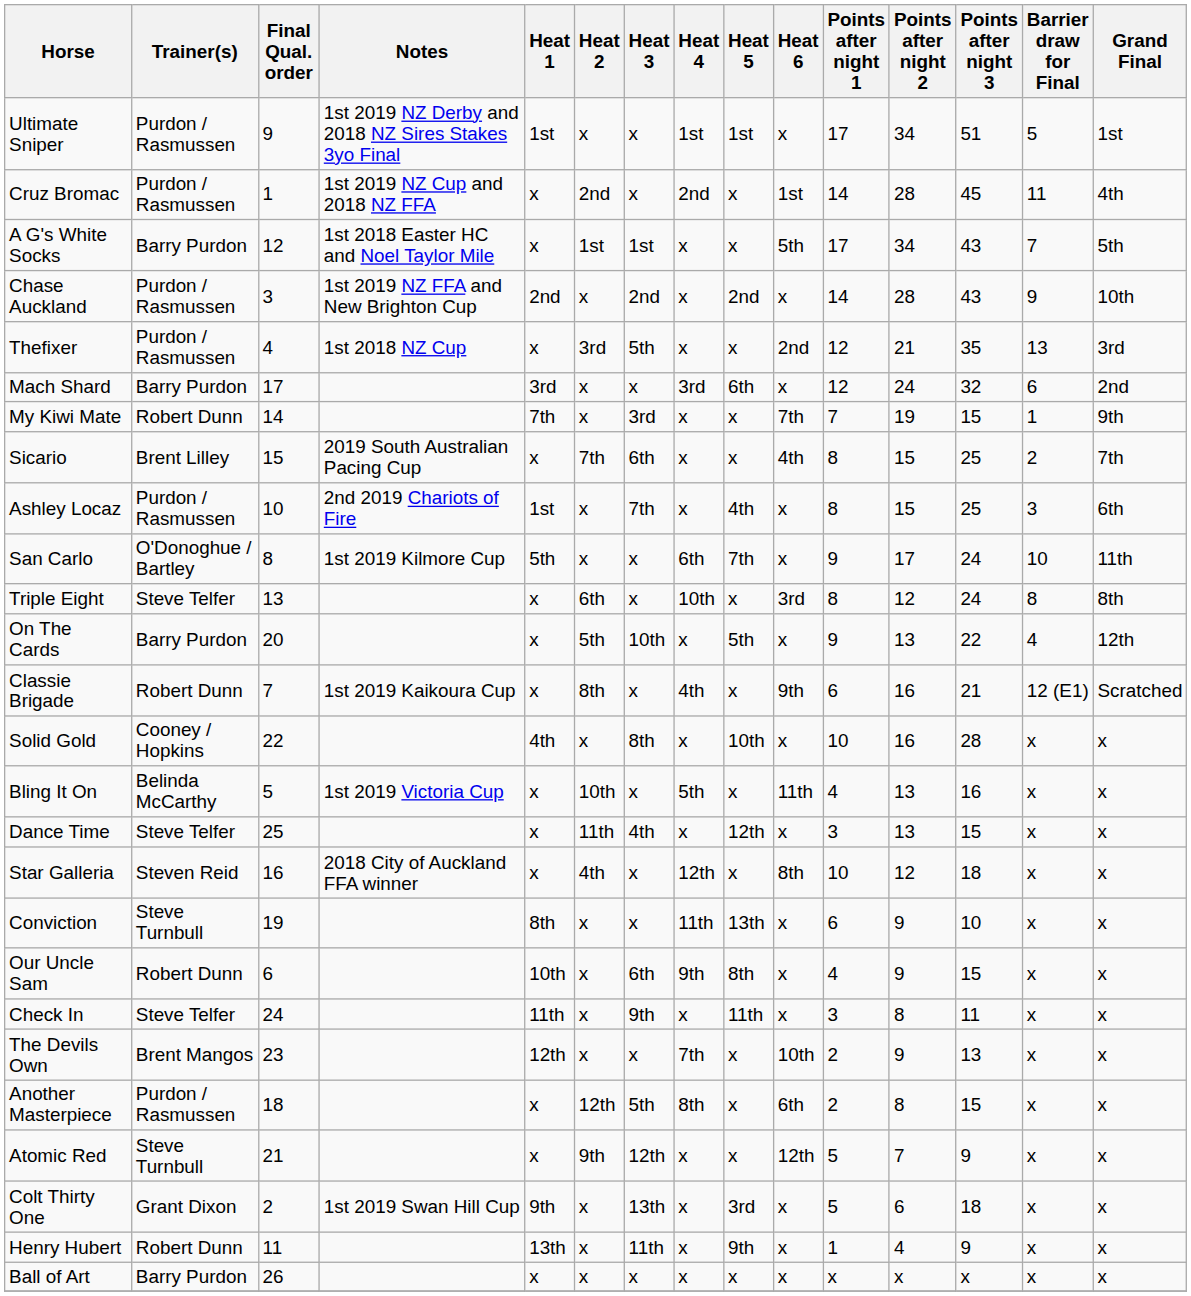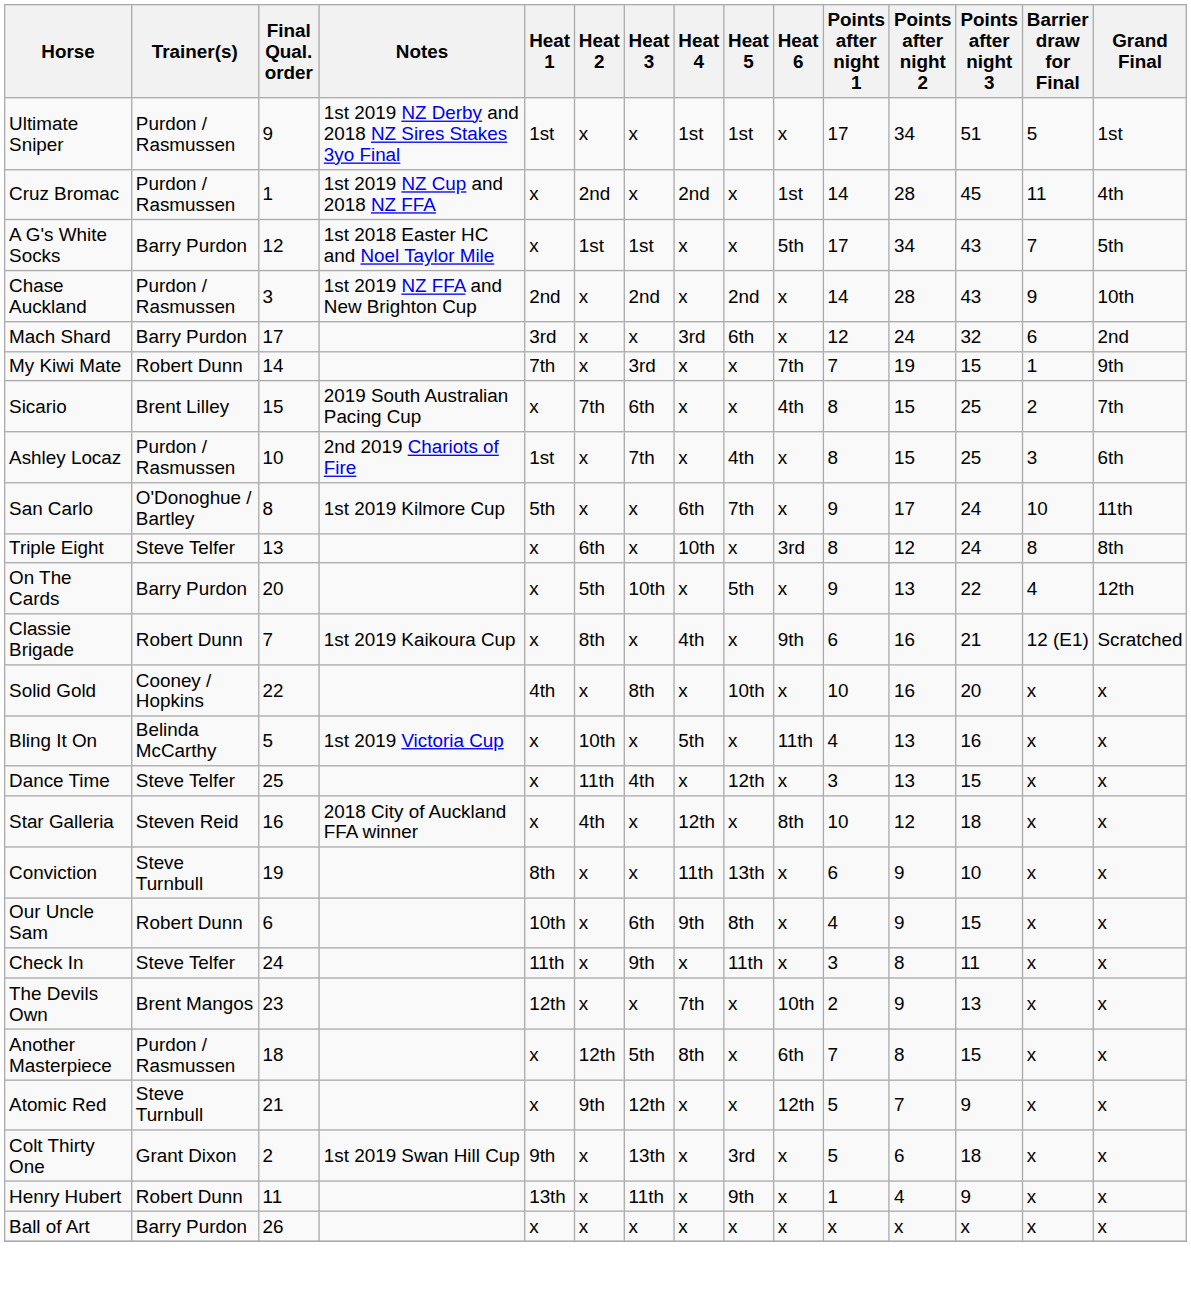- row: (43, 347)
(971, 741) 28 -> (971, 690) 20
(833, 1105) 2 -> (833, 1055) 7
